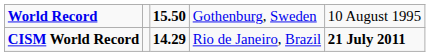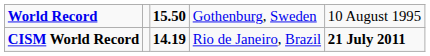(169, 39) 14.29 -> (169, 39) 14.19
